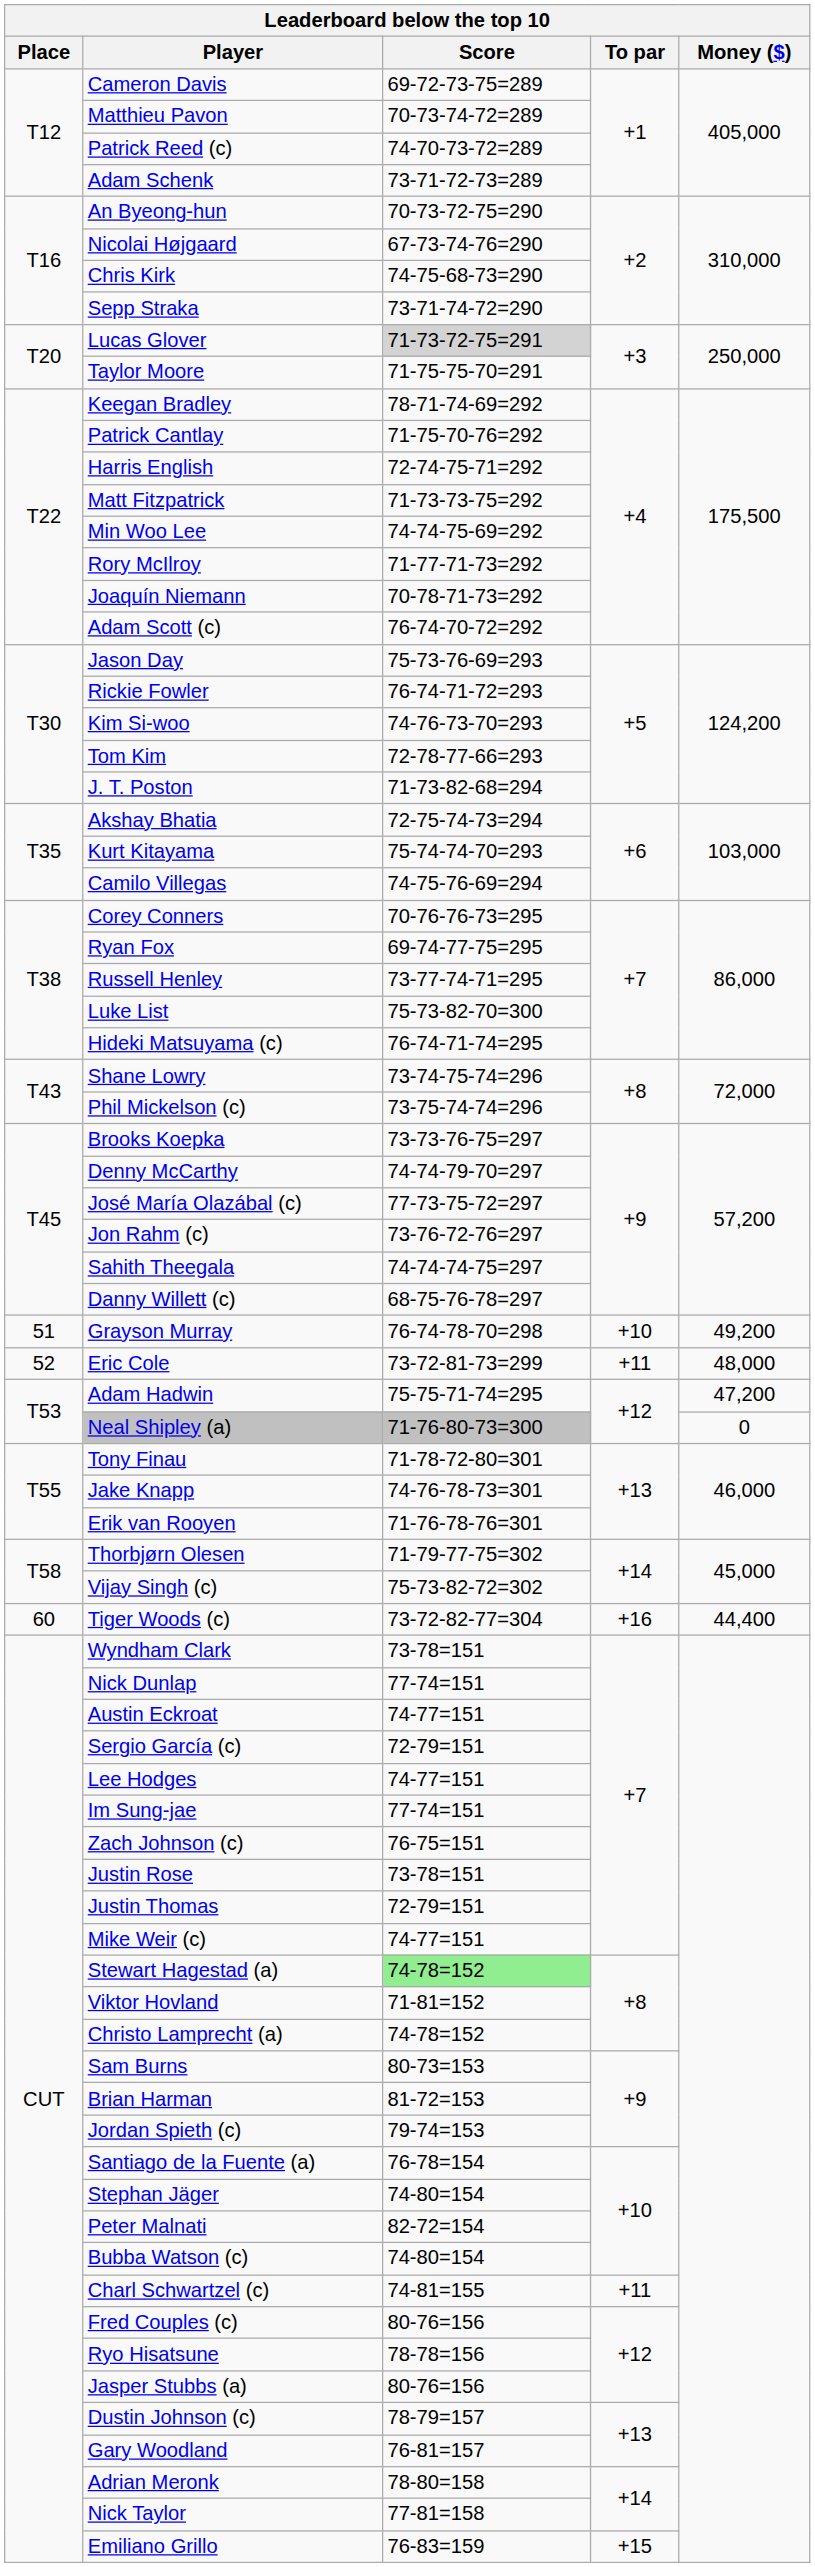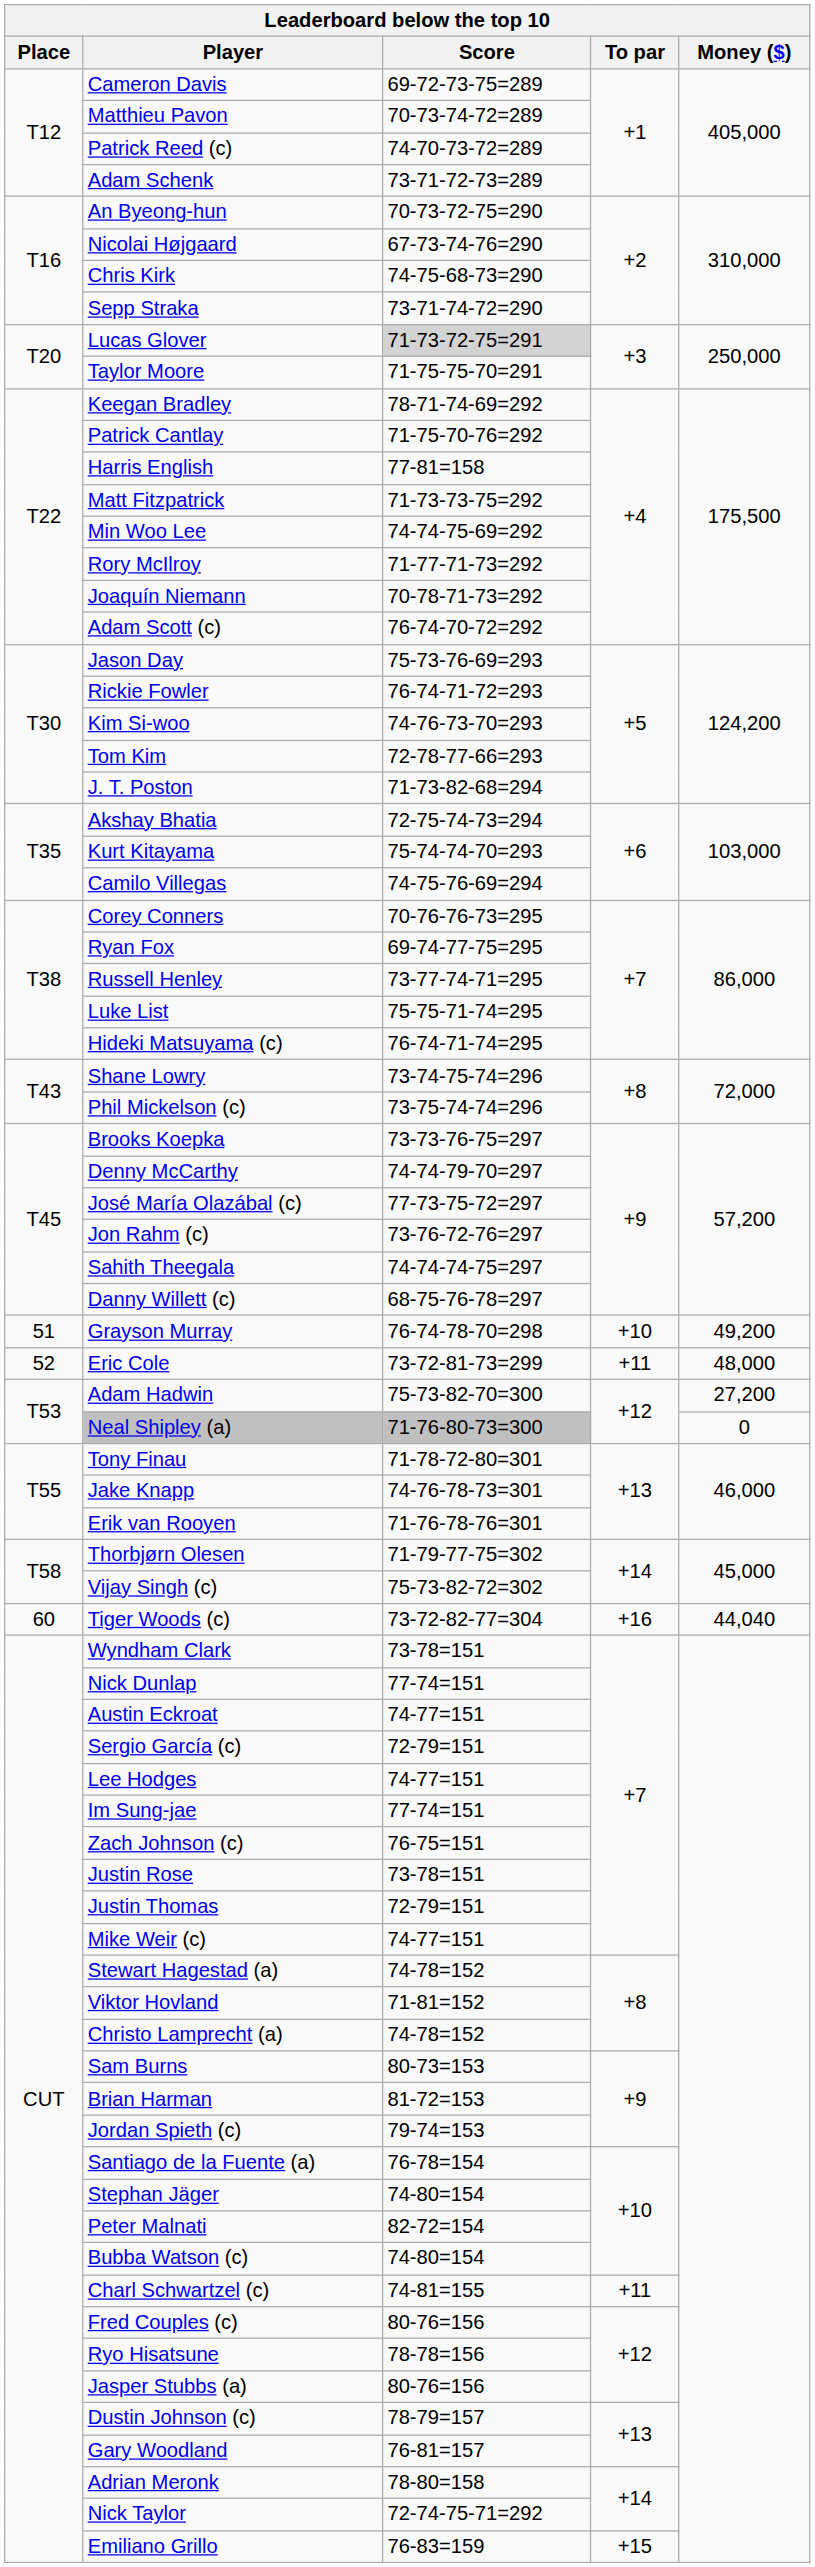(465, 468) 72-74-75-71=292 -> (436, 468) 77-81=158
(465, 1011) 75-73-82-70=300 -> (465, 1011) 75-75-71-74=295
(465, 1395) 75-75-71-74=295 -> (465, 1395) 75-73-82-70=300
(744, 1395) 47,200 -> (744, 1395) 27,200
(744, 1619) 44,400 -> (744, 1619) 44,040
(436, 1970) lightgreen background -> (436, 1970) no background
(436, 2514) 77-81=158 -> (465, 2514) 72-74-75-71=292
